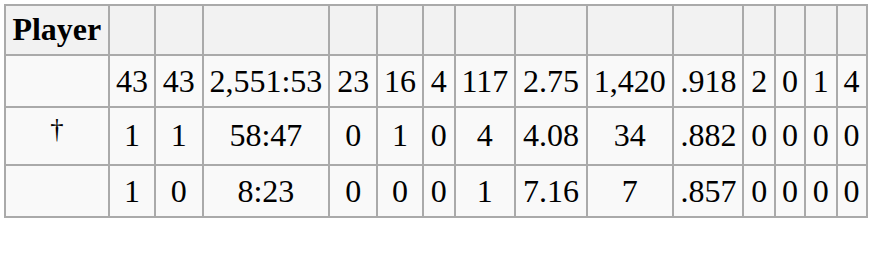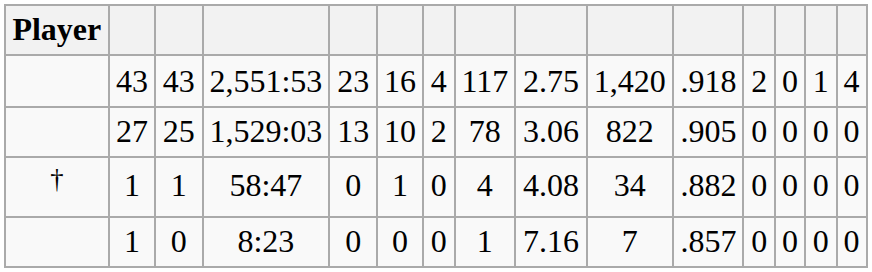+ row: (179, 131)
